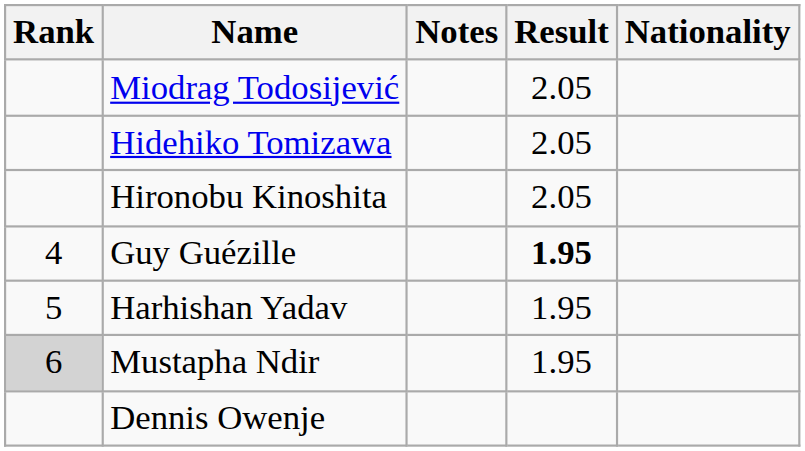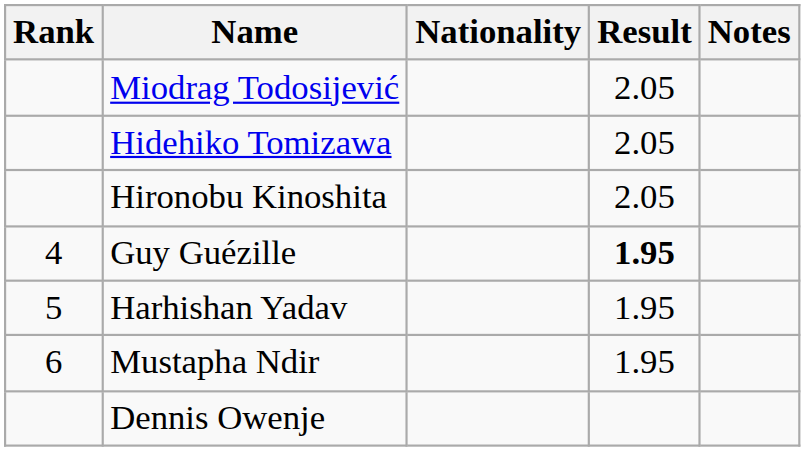columns swapped: (708, 32) <-> (457, 32)
(54, 362) lightgrey background -> (54, 362) no background
